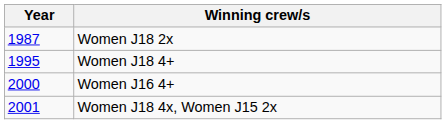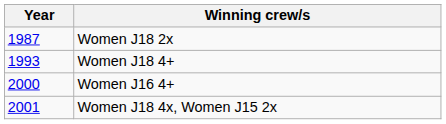(24, 61) 1995 -> (24, 61) 1993
